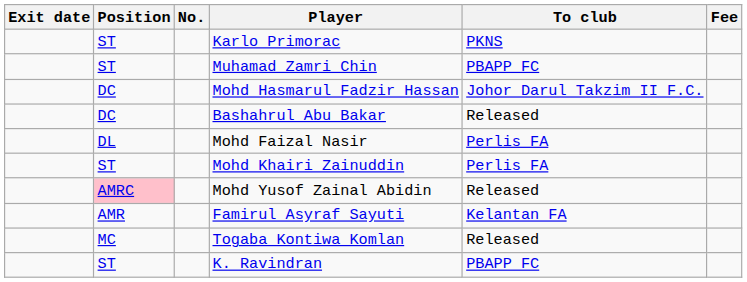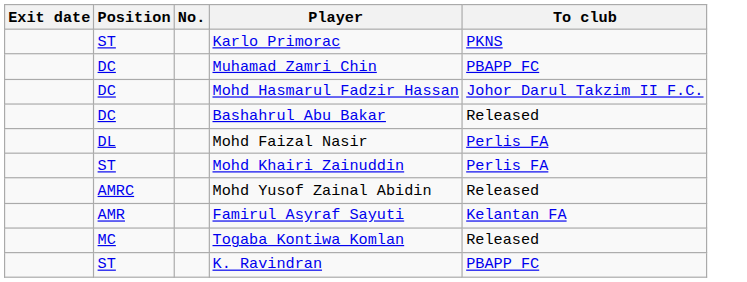- column: (724, 17)
(107, 67) ST -> (107, 67) DC
(116, 191) pink background -> (116, 191) no background
